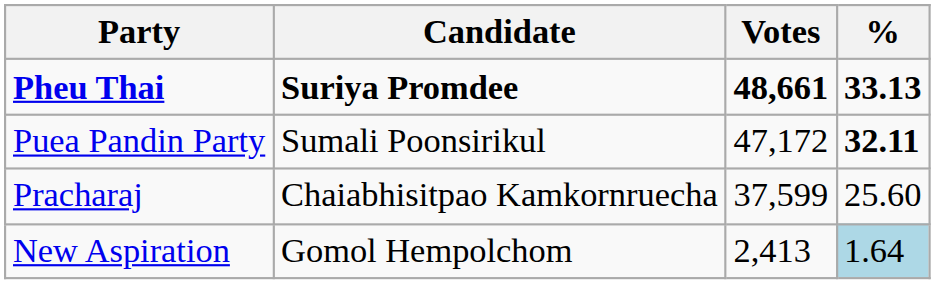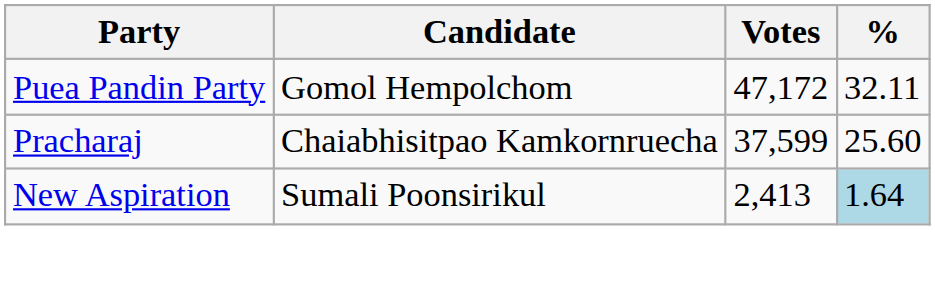- row: (89, 86)
(413, 140) Sumali Poonsirikul -> (427, 86) Gomol Hempolchom
(882, 140) bold -> (882, 86) normal
(427, 250) Gomol Hempolchom -> (413, 195) Sumali Poonsirikul
